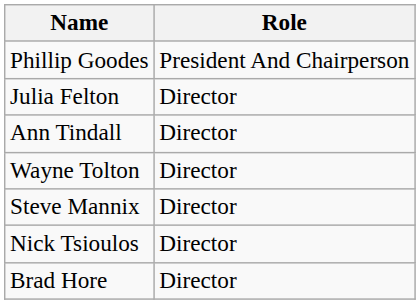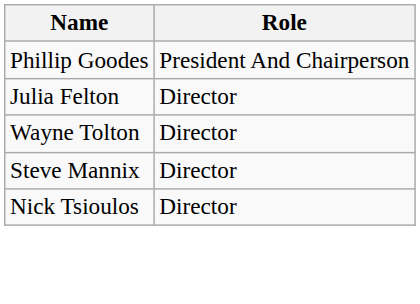- row: (66, 133)
- row: (59, 280)
